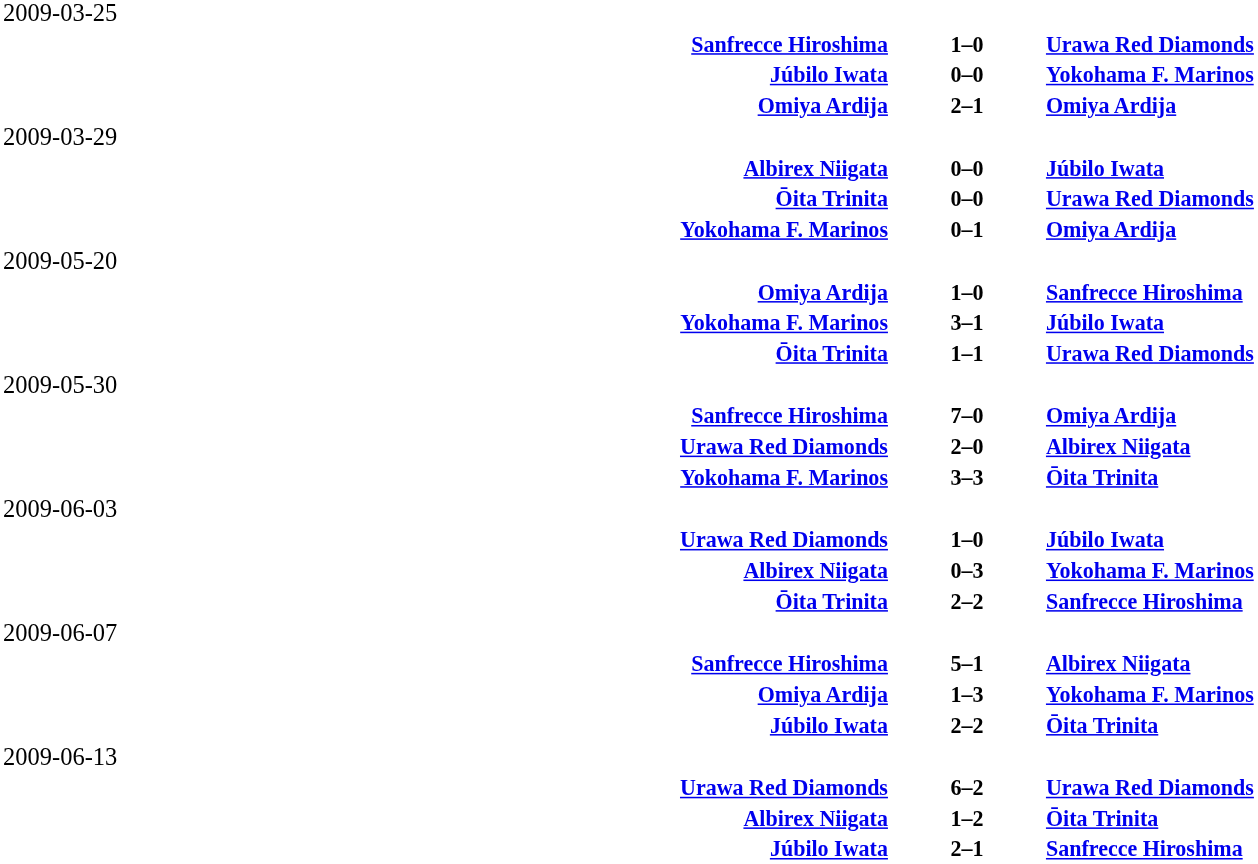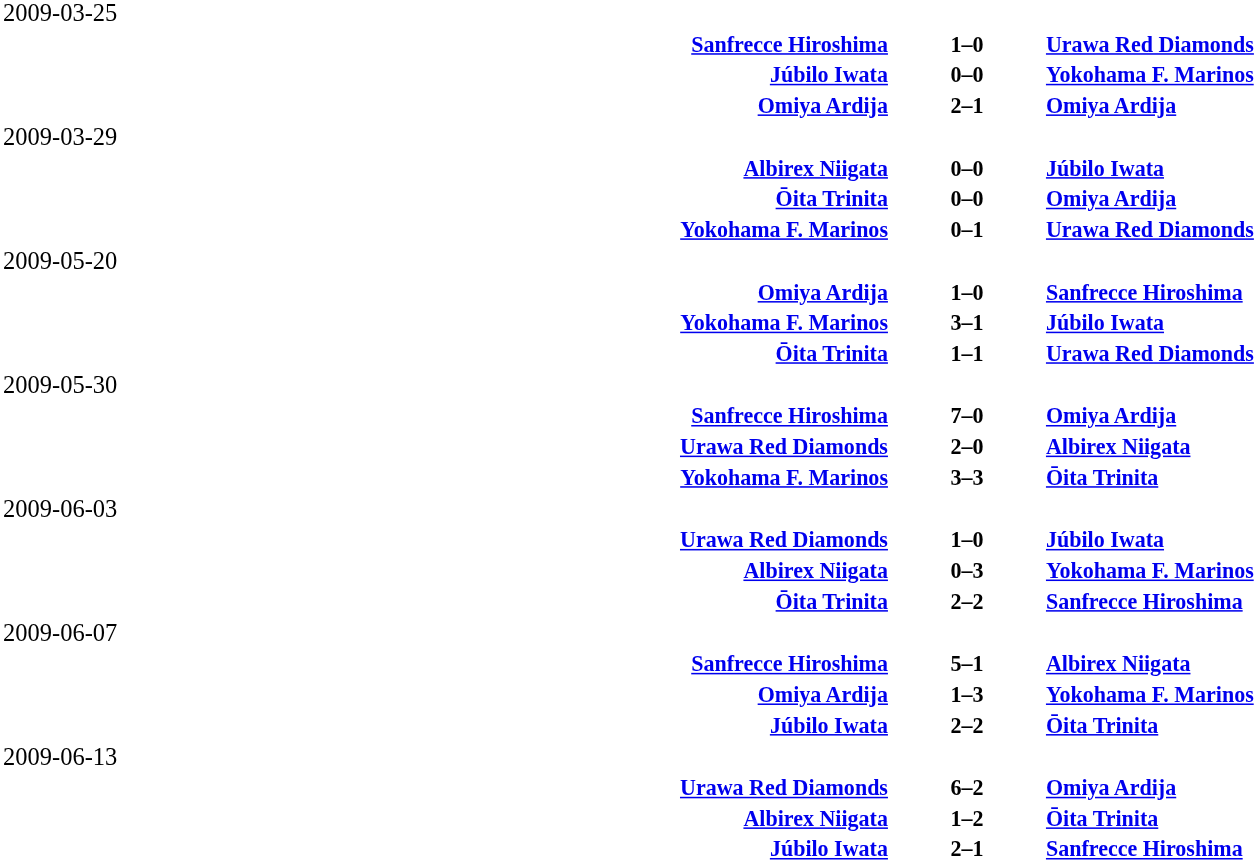(1150, 199) Urawa Red Diamonds -> (1111, 199) Omiya Ardija
(1111, 229) Omiya Ardija -> (1150, 229) Urawa Red Diamonds
(1150, 788) Urawa Red Diamonds -> (1111, 788) Omiya Ardija
